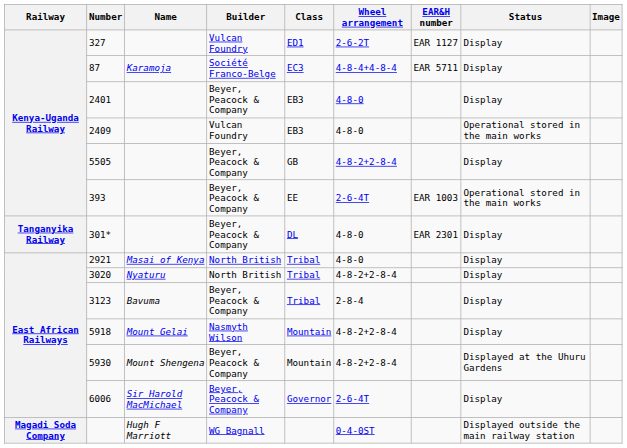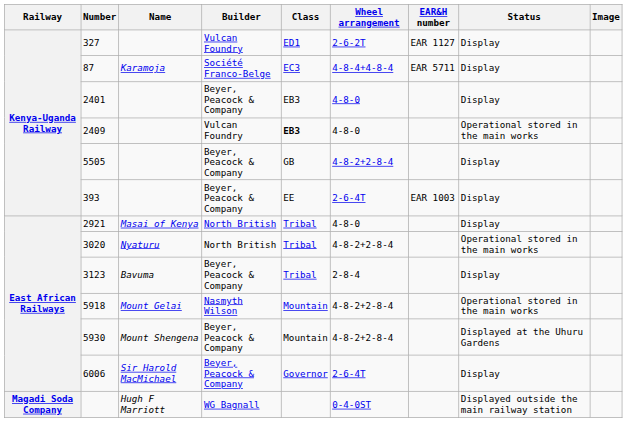(295, 131) normal -> (292, 131) bold
(522, 198) Operational stored in the main works -> (480, 198) Display
- row: (100, 234)
(483, 275) Display -> (519, 244) Operational stored in the main works
(483, 332) Display -> (519, 306) Operational stored in the main works
